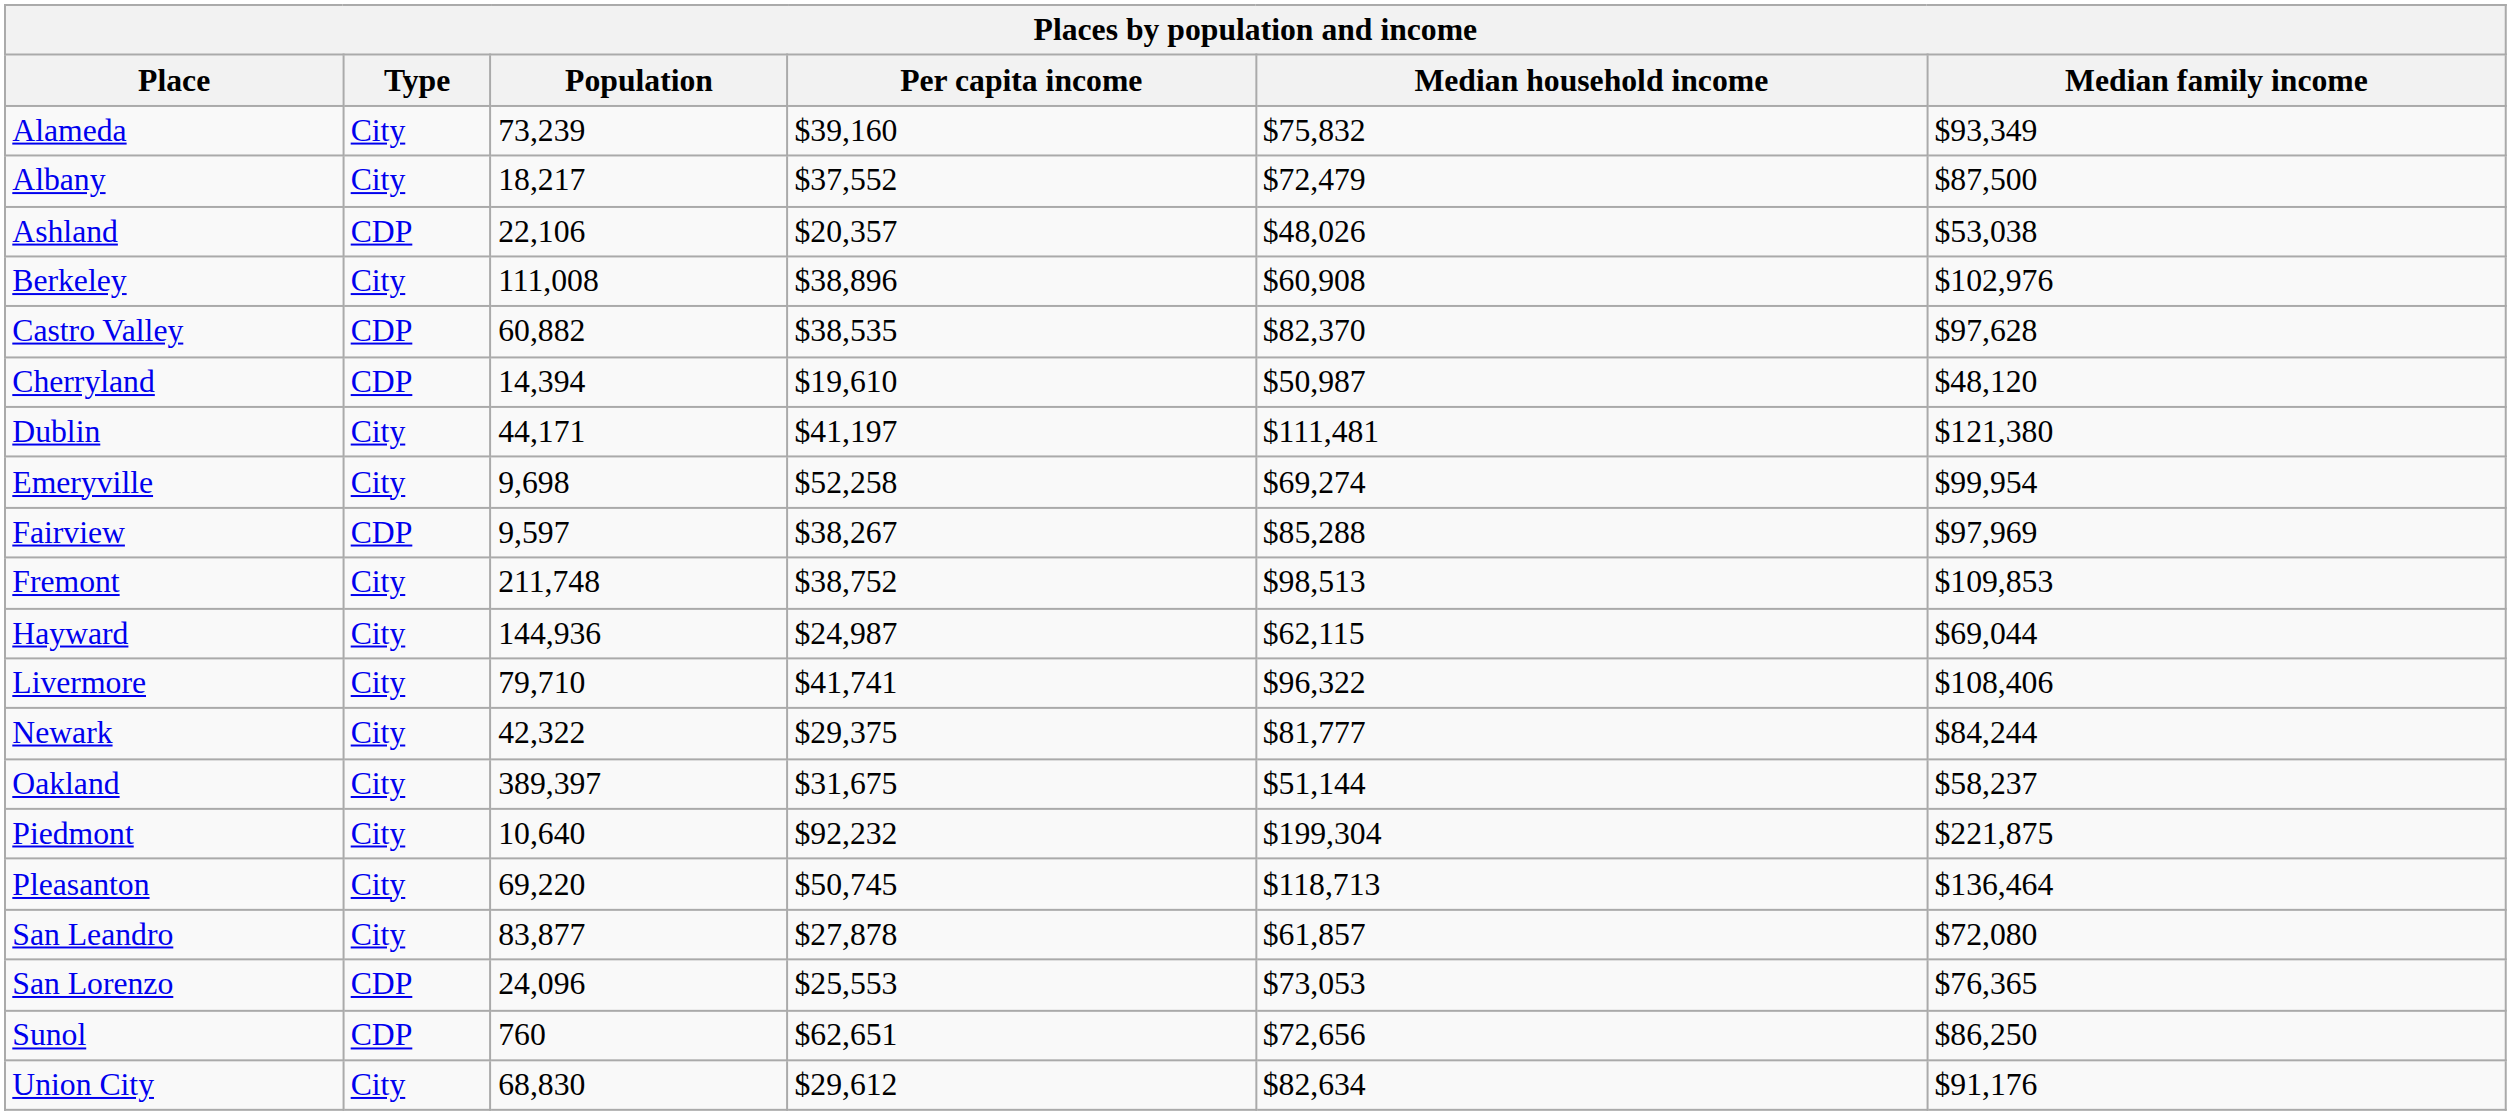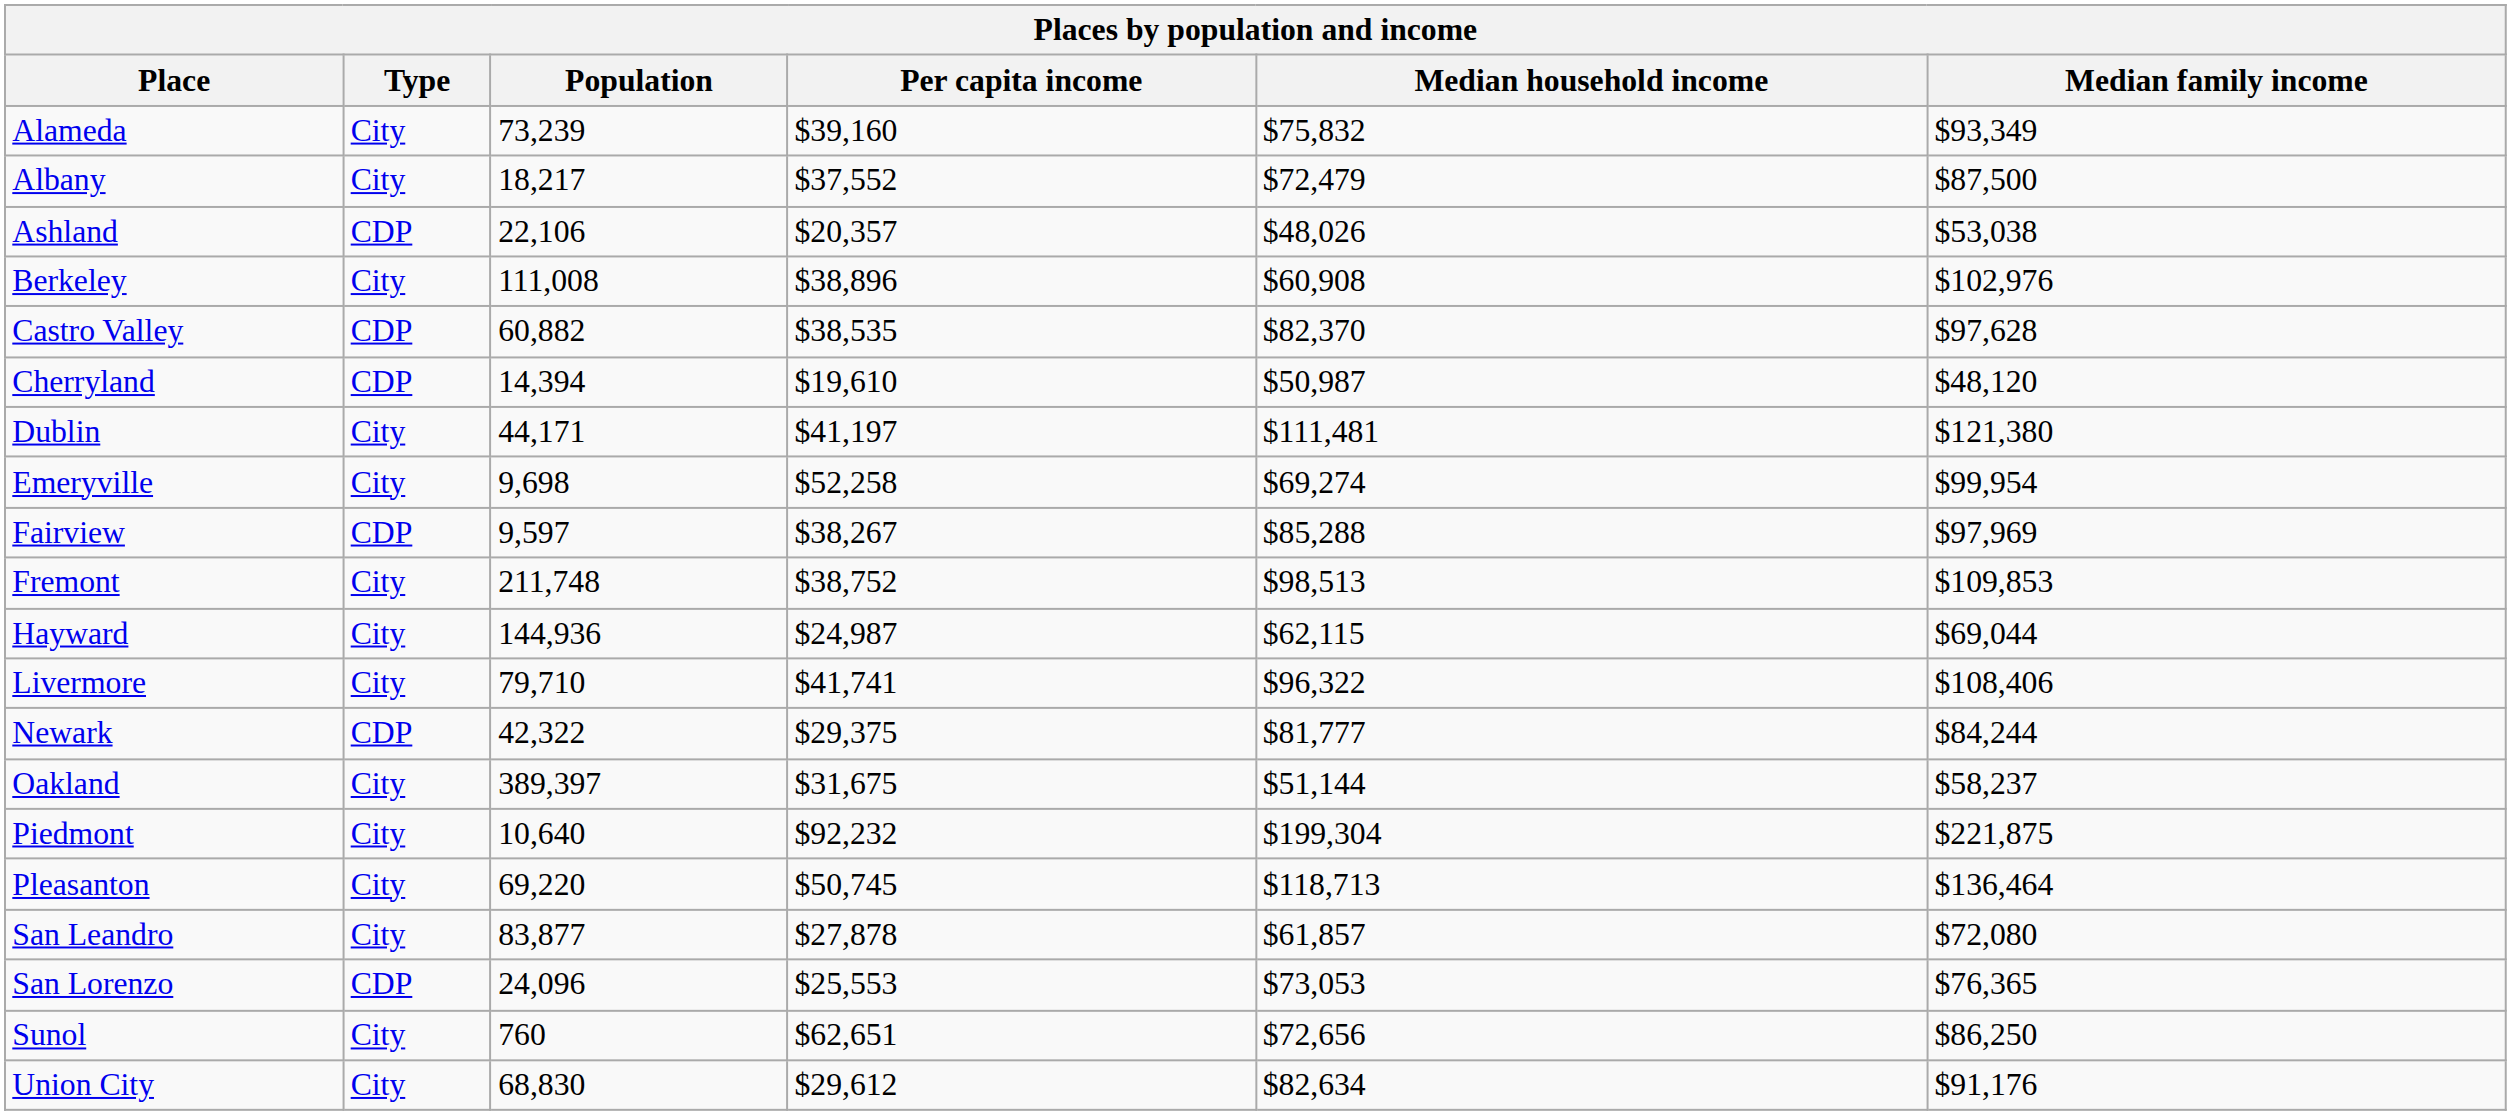(378, 733) City -> (381, 733) CDP
(381, 1034) CDP -> (378, 1034) City
